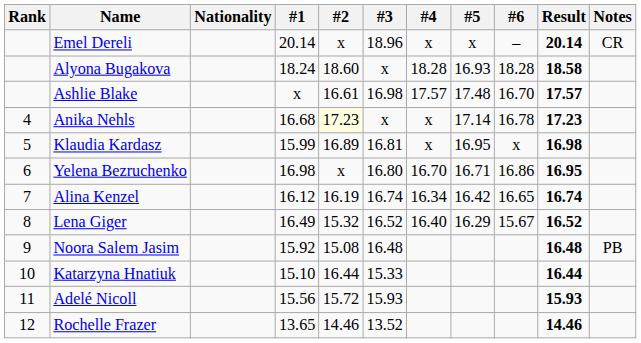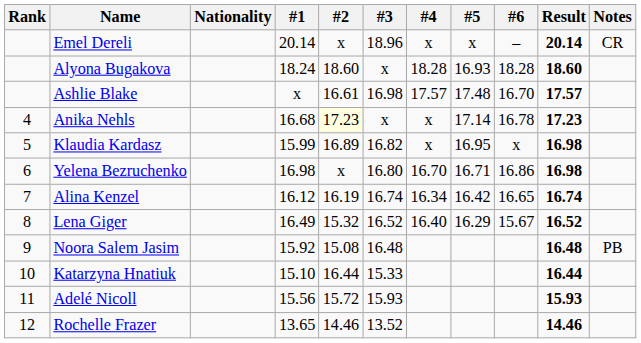(564, 68) 18.58 -> (564, 68) 18.60
(385, 145) 16.81 -> (385, 145) 16.82
(564, 171) 16.95 -> (564, 171) 16.98
